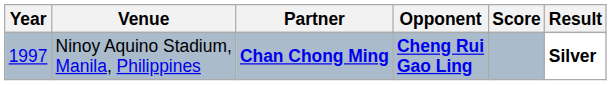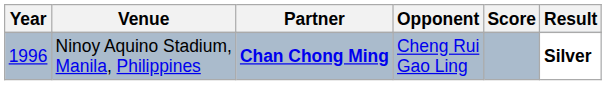(28, 56) 1997 -> (28, 56) 1996
(441, 56) bold -> (438, 56) normal
